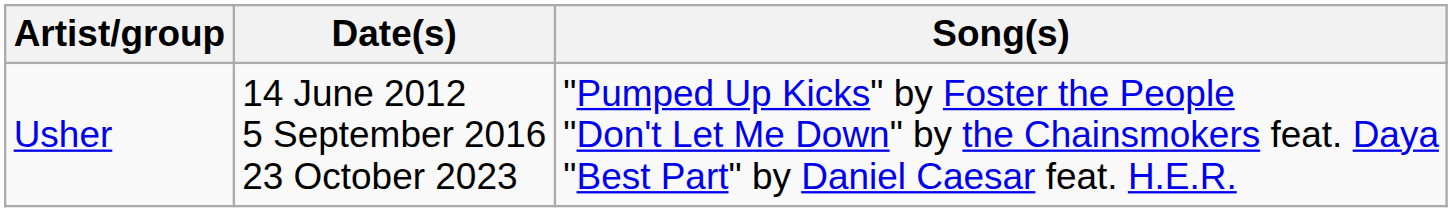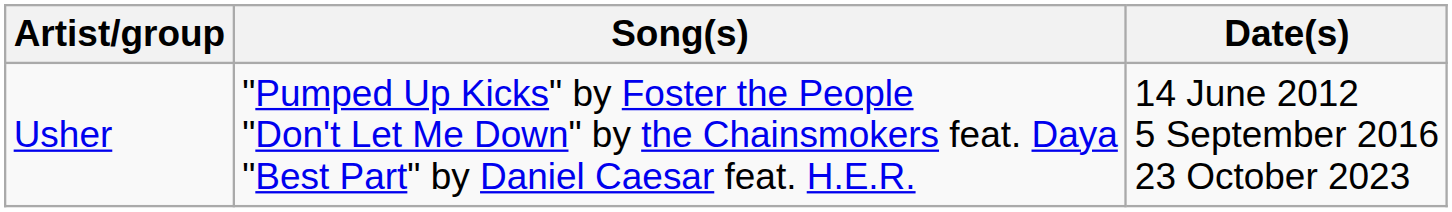columns swapped: (1001, 33) <-> (394, 33)
